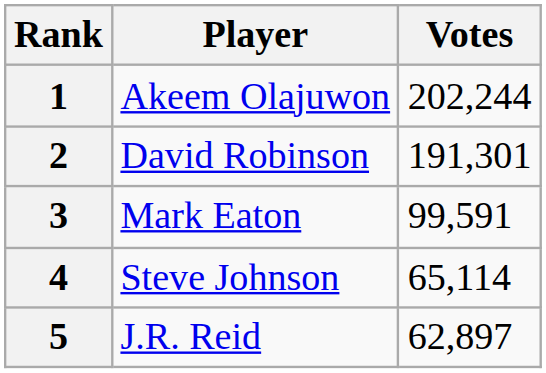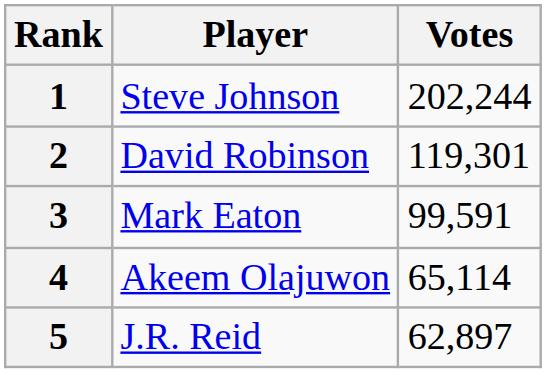(255, 95) Akeem Olajuwon -> (230, 95) Steve Johnson
(470, 155) 191,301 -> (469, 155) 119,301
(230, 276) Steve Johnson -> (255, 276) Akeem Olajuwon
